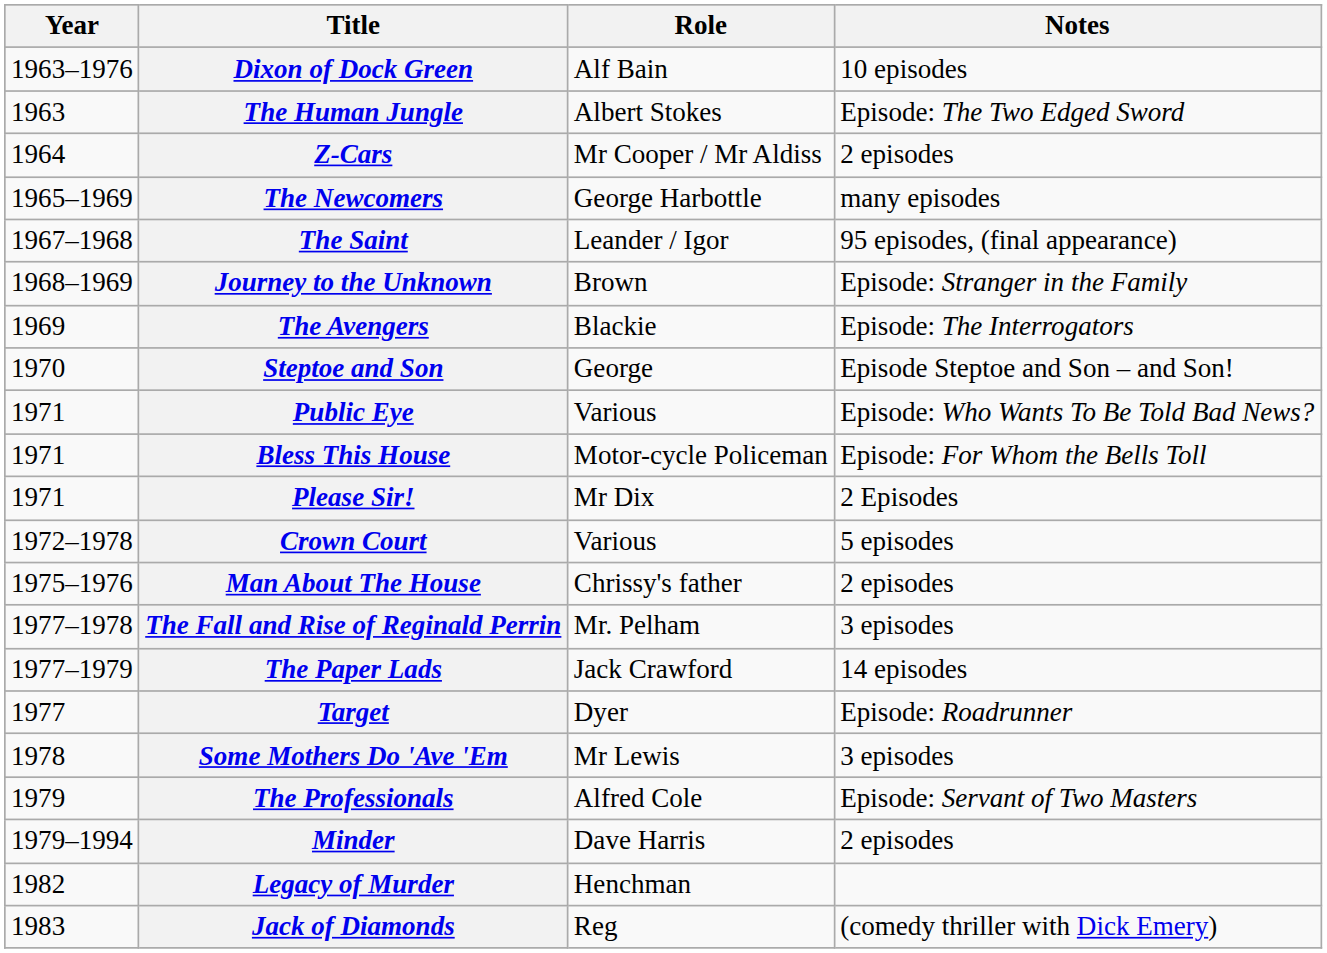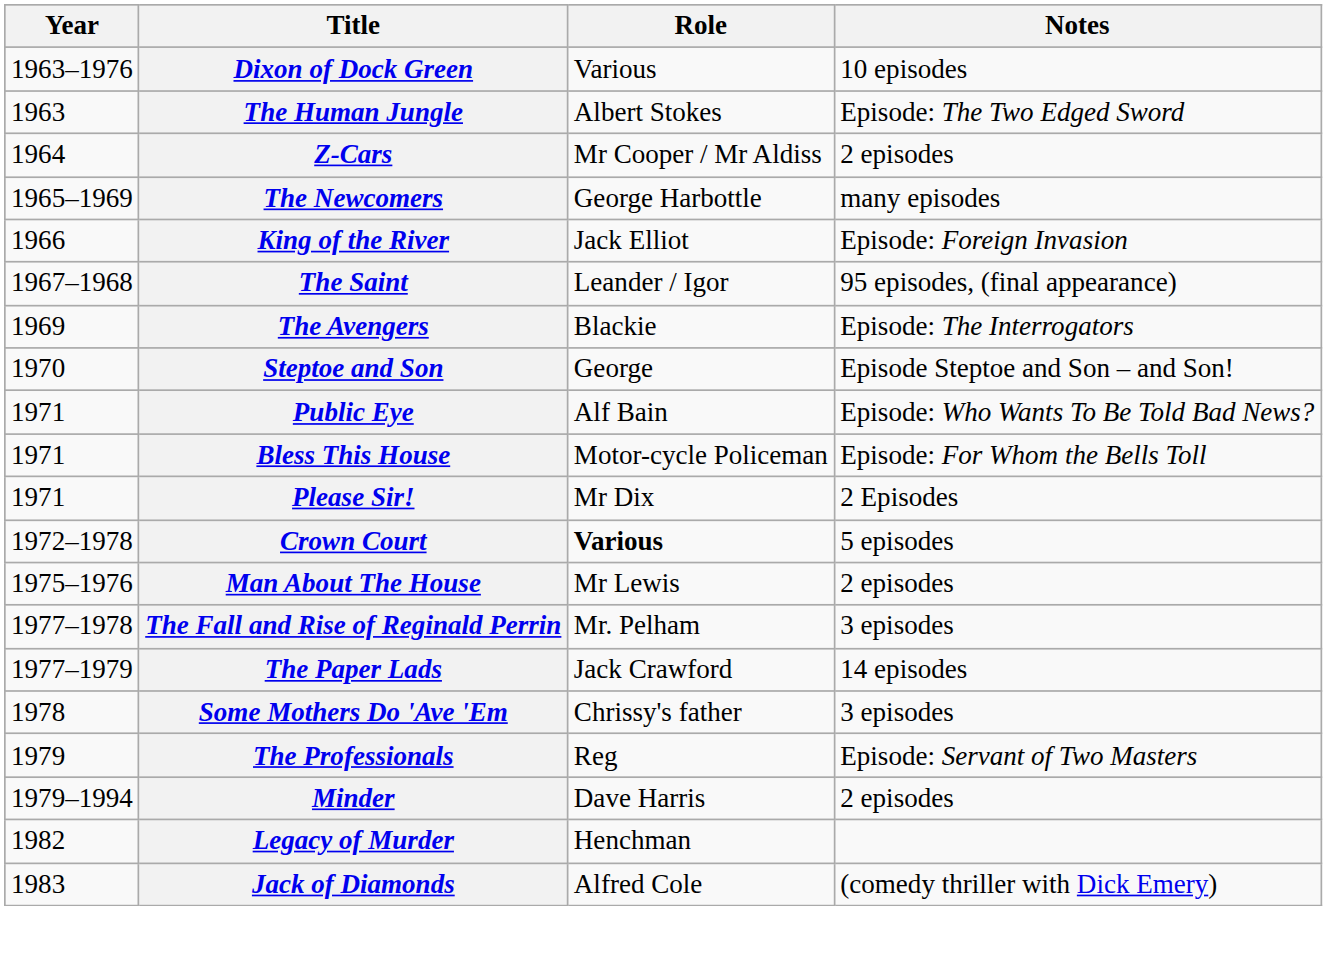(621, 68) Alf Bain -> (615, 68) Various
+ row: (353, 240)
- row: (353, 283)
(615, 411) Various -> (621, 411) Alf Bain
(615, 540) normal -> (618, 540) bold
(658, 583) Chrissy's father -> (627, 583) Mr Lewis
- row: (353, 712)
(627, 754) Mr Lewis -> (658, 712) Chrissy's father
(638, 797) Alfred Cole -> (596, 754) Reg
(596, 926) Reg -> (638, 883) Alfred Cole
